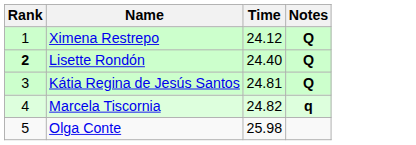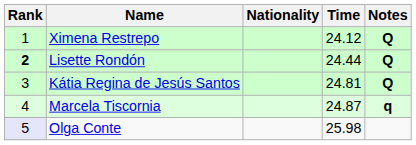+ column: (283, 15)
(264, 60) 24.40 -> (344, 60) 24.44
(264, 106) 24.82 -> (344, 106) 24.87
(25, 128) no background -> (25, 128) lavender background
